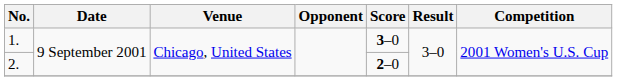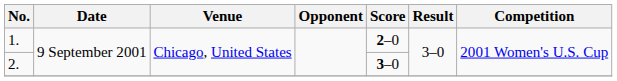(388, 40) 3–0 -> (388, 40) 2–0
(388, 64) 2–0 -> (388, 64) 3–0
